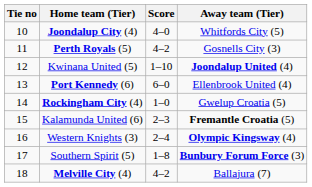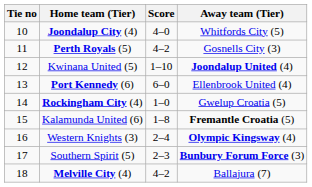(161, 119) 2–3 -> (161, 119) 1–8
(161, 155) 1–8 -> (161, 155) 2–3
